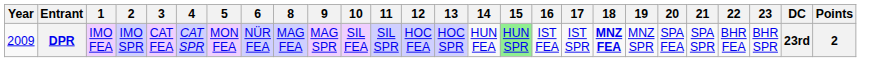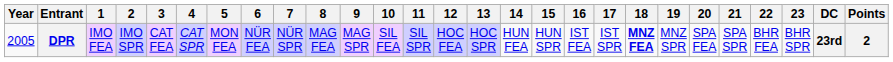+ column: (290, 14)
(21, 40) 2009 -> (21, 40) 2005
(516, 40) lightgreen background -> (548, 40) no background
